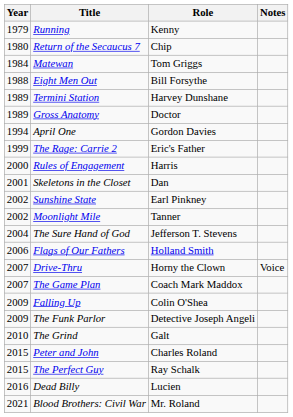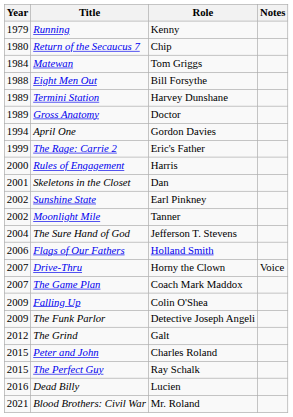(18, 336) 2010 -> (18, 336) 2012
